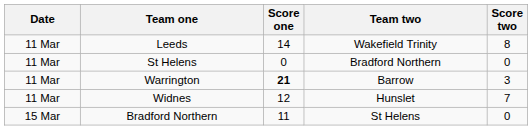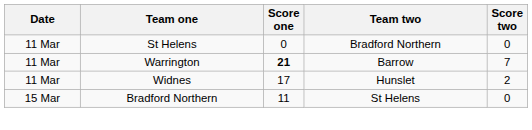- row: (172, 44)
(507, 80) 3 -> (507, 62) 7
(284, 98) 12 -> (284, 80) 17
(507, 98) 7 -> (507, 80) 2
